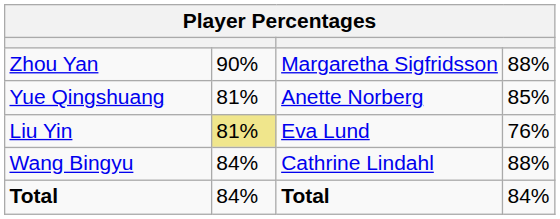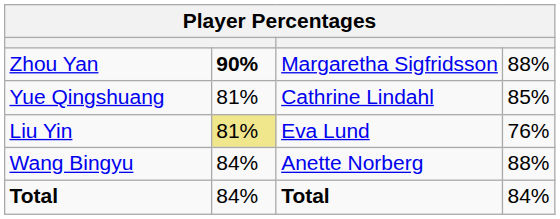(237, 64) normal -> (237, 64) bold
(352, 97) Anette Norberg -> (357, 97) Cathrine Lindahl
(357, 163) Cathrine Lindahl -> (352, 163) Anette Norberg
